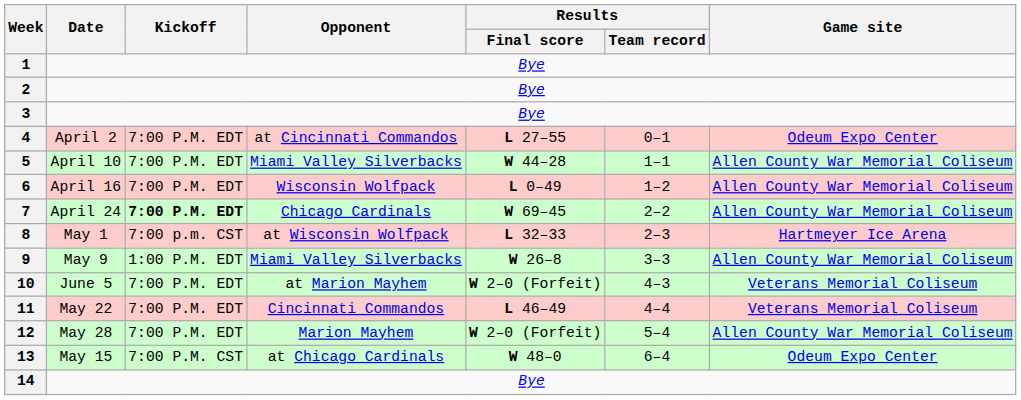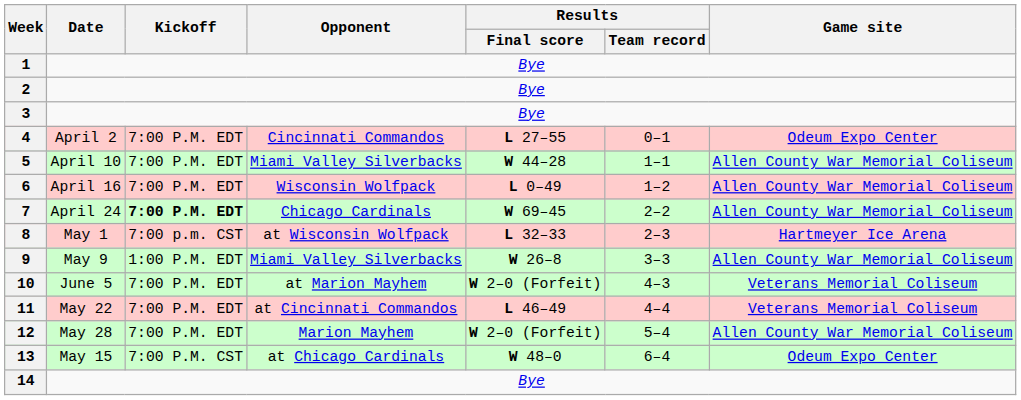(356, 138) at Cincinnati Commandos -> (356, 138) Cincinnati Commandos
(356, 309) Cincinnati Commandos -> (356, 309) at Cincinnati Commandos
